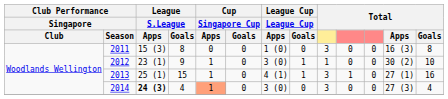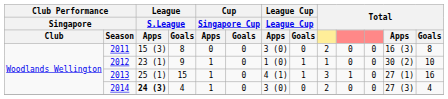(276, 50) 1 (0) -> (276, 50) 3 (0)
(327, 50) 3 -> (327, 50) 2
(276, 62) 3 (0) -> (276, 62) 1 (0)
(211, 88) lightsalmon background -> (211, 88) no background
(327, 88) 3 -> (327, 88) 2
